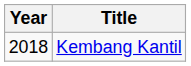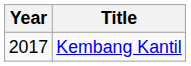(28, 46) 2018 -> (28, 46) 2017
